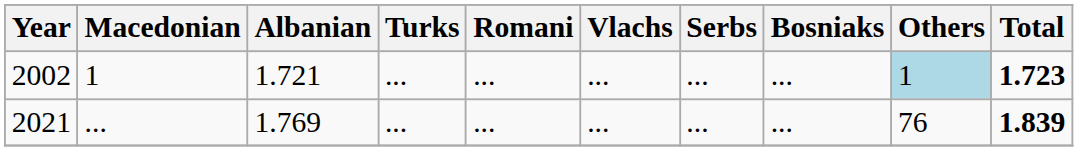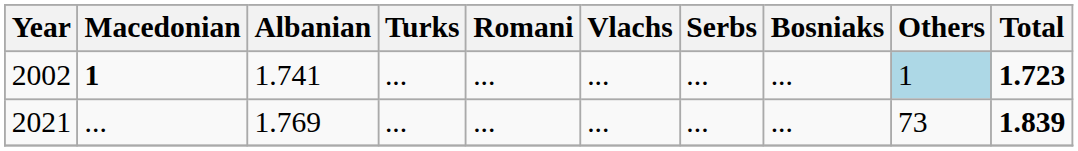(92, 74) normal -> (92, 74) bold
(288, 74) 1.721 -> (288, 74) 1.741
(913, 121) 76 -> (913, 121) 73
